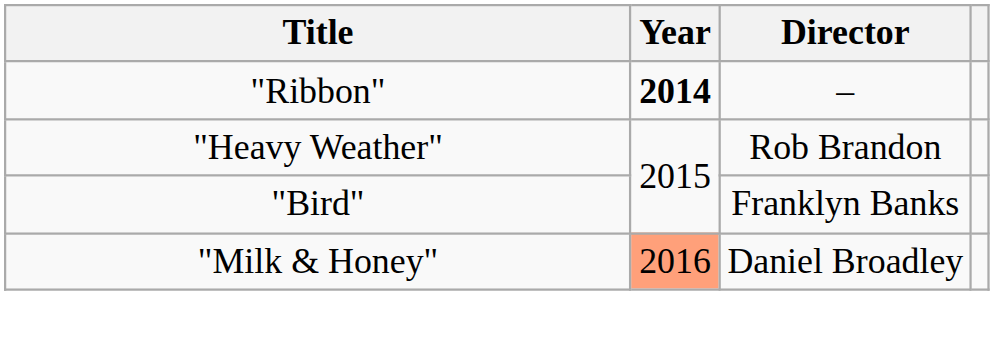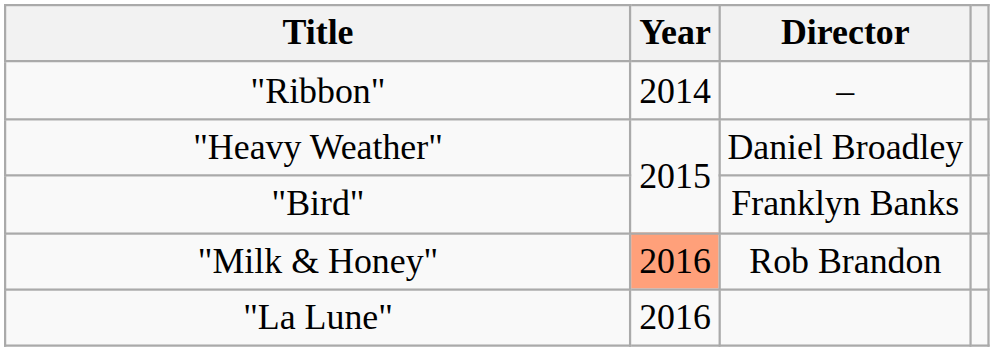(675, 89) bold -> (675, 89) normal
(845, 146) Rob Brandon -> (845, 146) Daniel Broadley
(845, 260) Daniel Broadley -> (845, 260) Rob Brandon
+ row: (318, 317)
